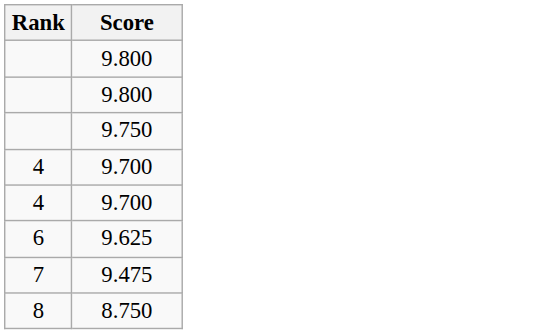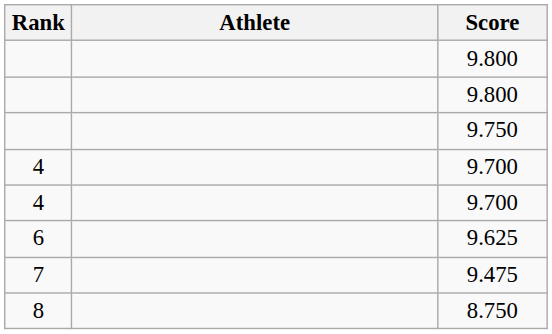+ column: (255, 22)
